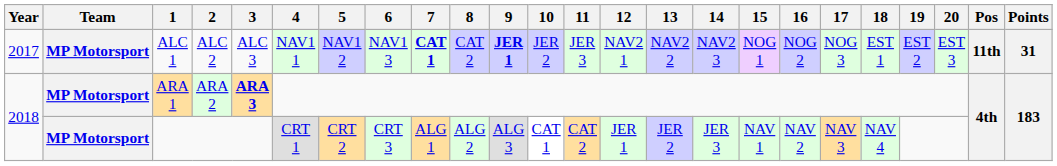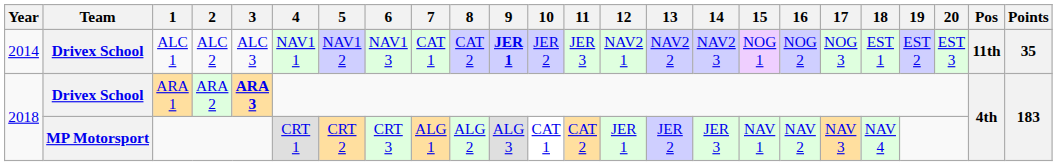(24, 51) 2017 -> (24, 51) 2014
(98, 51) MP Motorsport -> (98, 51) Drivex School
(431, 51) bold -> (431, 51) normal
(1028, 51) 31 -> (1028, 51) 35
(98, 94) MP Motorsport -> (98, 94) Drivex School
